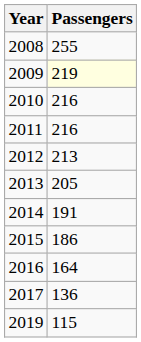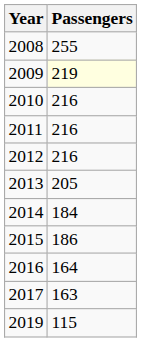(65, 156) 213 -> (65, 156) 216
(65, 211) 191 -> (65, 211) 184
(65, 294) 136 -> (65, 294) 163
